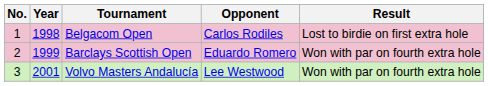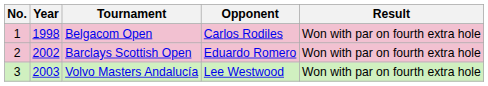(385, 33) Lost to birdie on first extra hole -> (391, 33) Won with par on fourth extra hole
(46, 53) 1999 -> (46, 53) 2002
(46, 72) 2001 -> (46, 72) 2003
